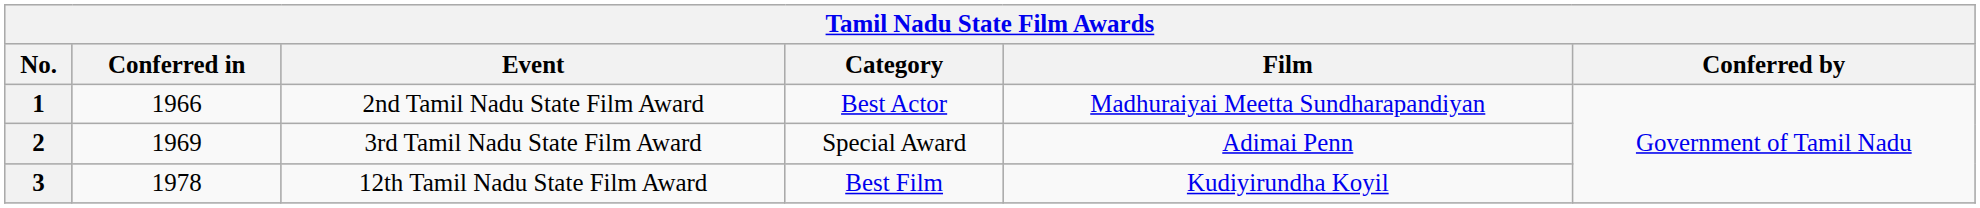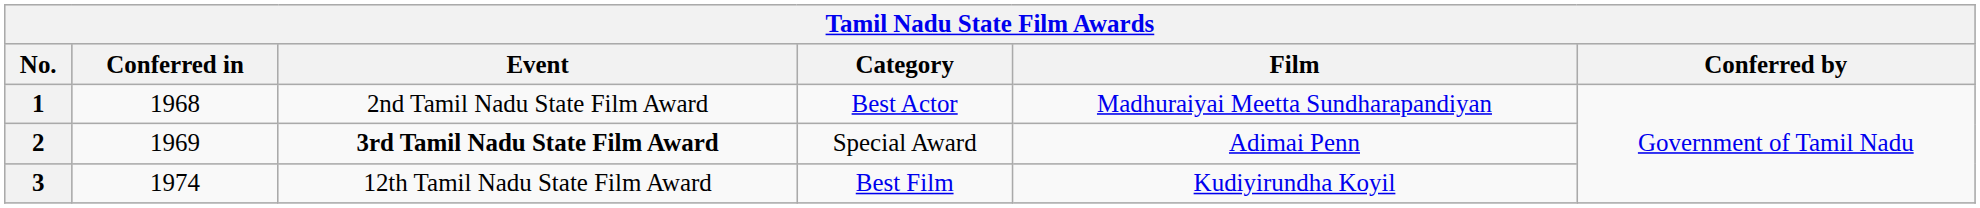(177, 103) 1966 -> (175, 103) 1968
(533, 143) normal -> (538, 143) bold
(177, 182) 1978 -> (175, 182) 1974
